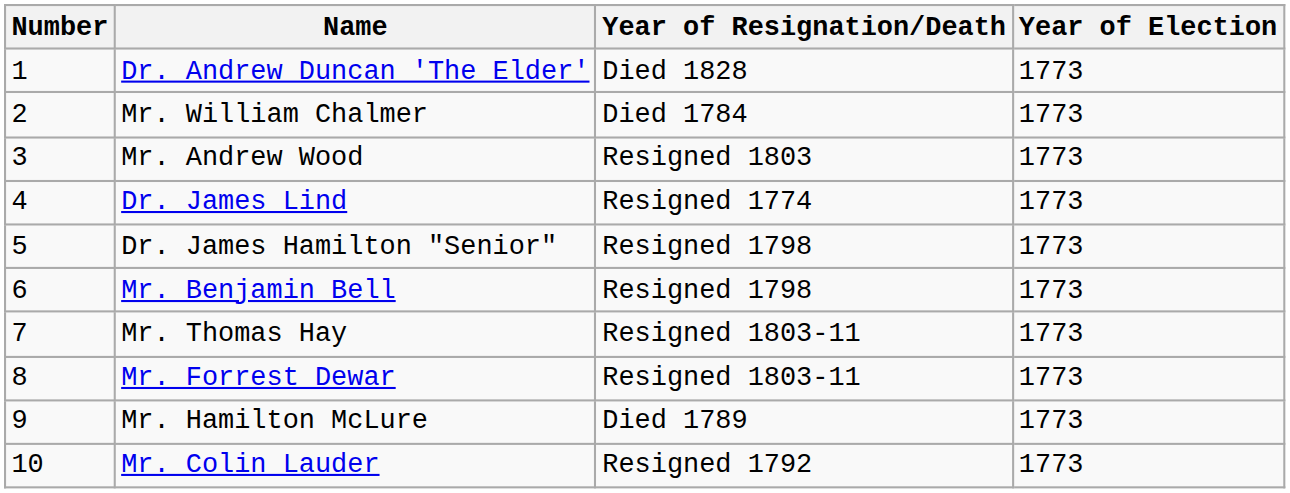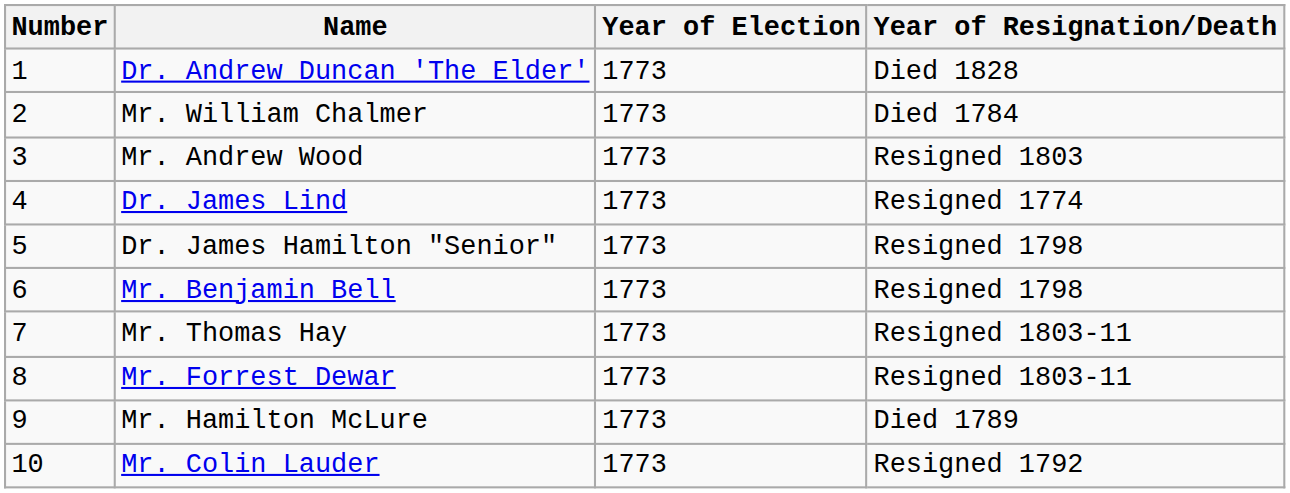columns swapped: (1148, 27) <-> (804, 27)
